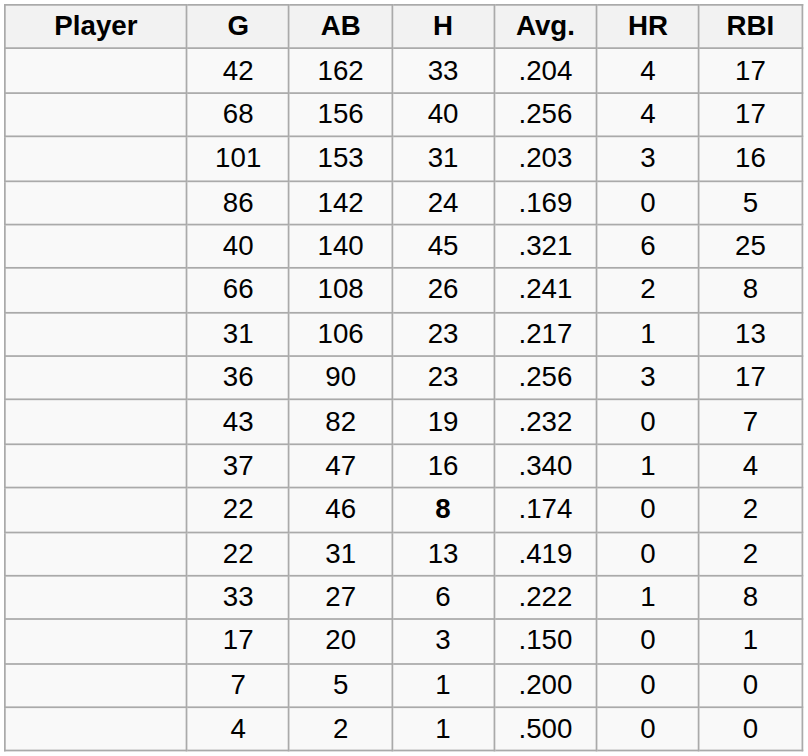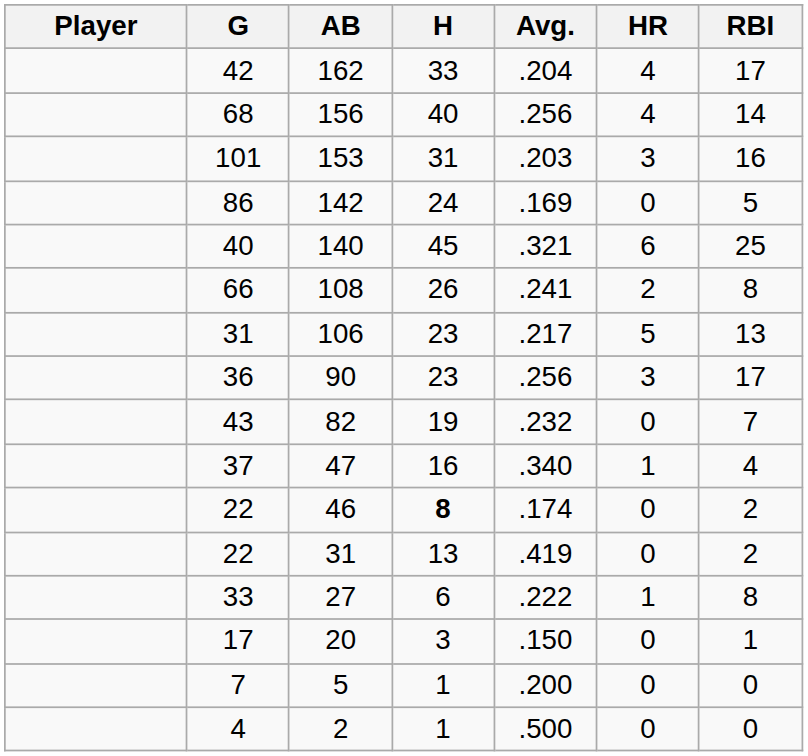(750, 114) 17 -> (750, 114) 14
(648, 333) 1 -> (648, 333) 5
